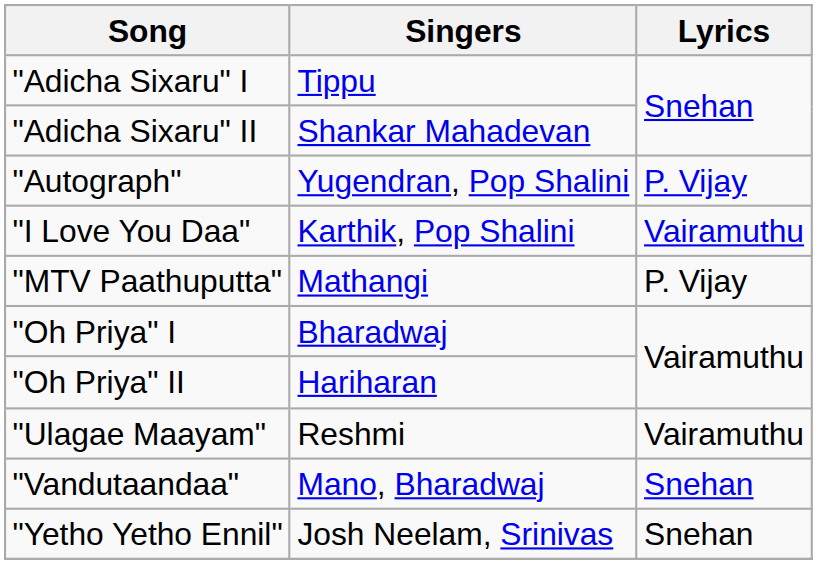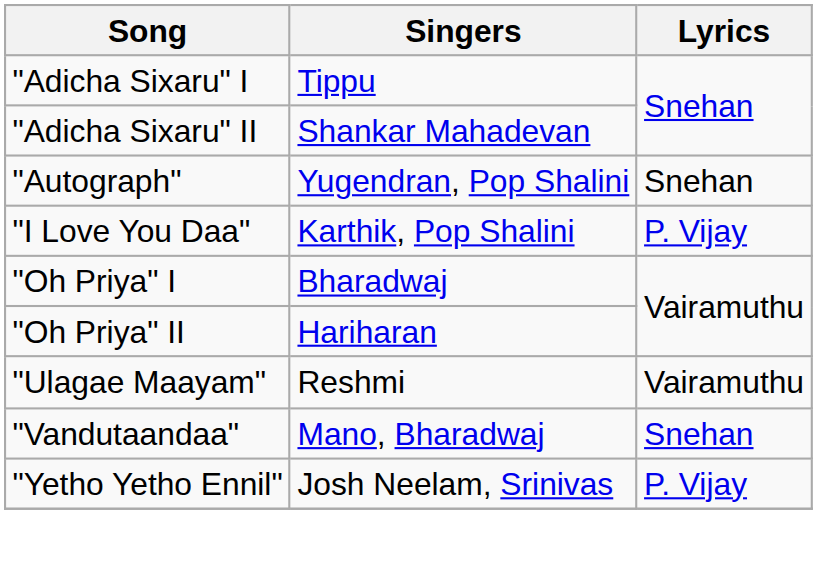(696, 181) P. Vijay -> (699, 181) Snehan
(724, 232) Vairamuthu -> (696, 232) P. Vijay
- row: (147, 282)
(699, 533) Snehan -> (696, 483) P. Vijay
